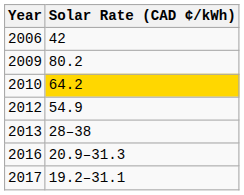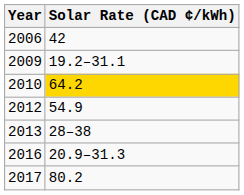(66, 62) 80.2 -> (87, 62) 19.2–31.1
(87, 178) 19.2–31.1 -> (66, 178) 80.2
